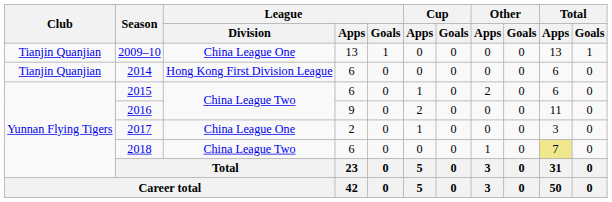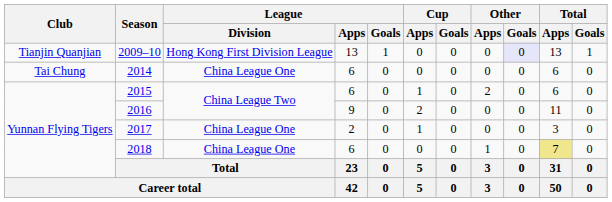(249, 52) China League One -> (249, 52) Hong Kong First Division League
(522, 52) no background -> (522, 52) lavender background
(60, 71) Tianjin Quanjian -> (60, 71) Tai Chung
(249, 71) Hong Kong First Division League -> (249, 71) China League One
(249, 149) China League Two -> (249, 149) China League One
